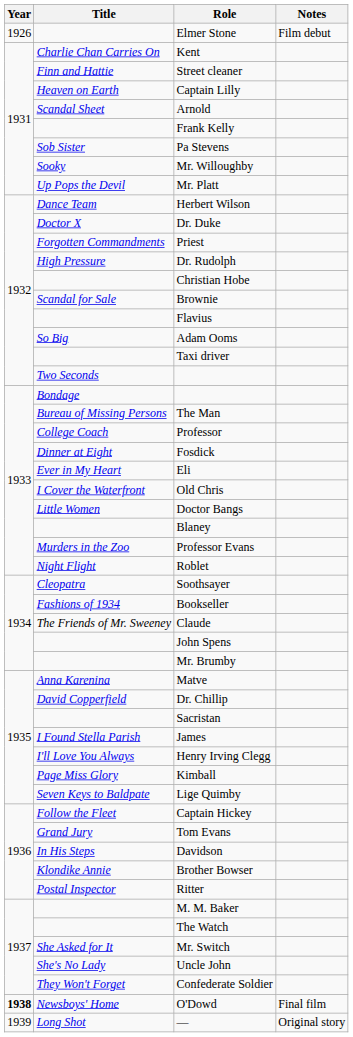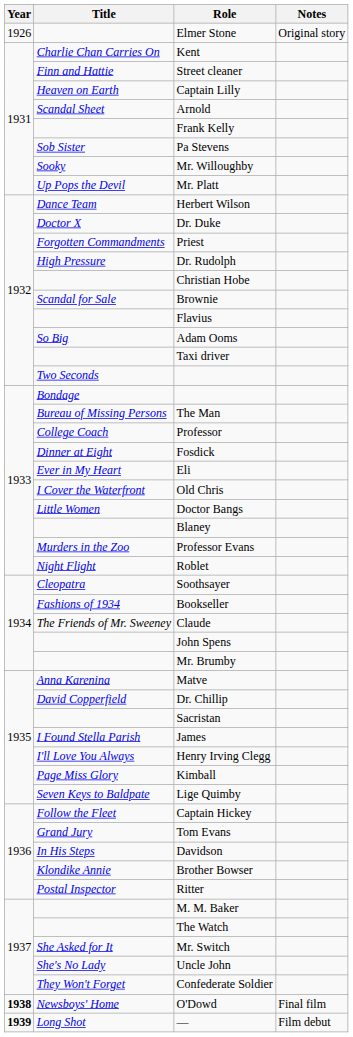(305, 33) Film debut -> (312, 33) Original story
(19, 1022) normal -> (19, 1022) bold
(312, 1022) Original story -> (305, 1022) Film debut
